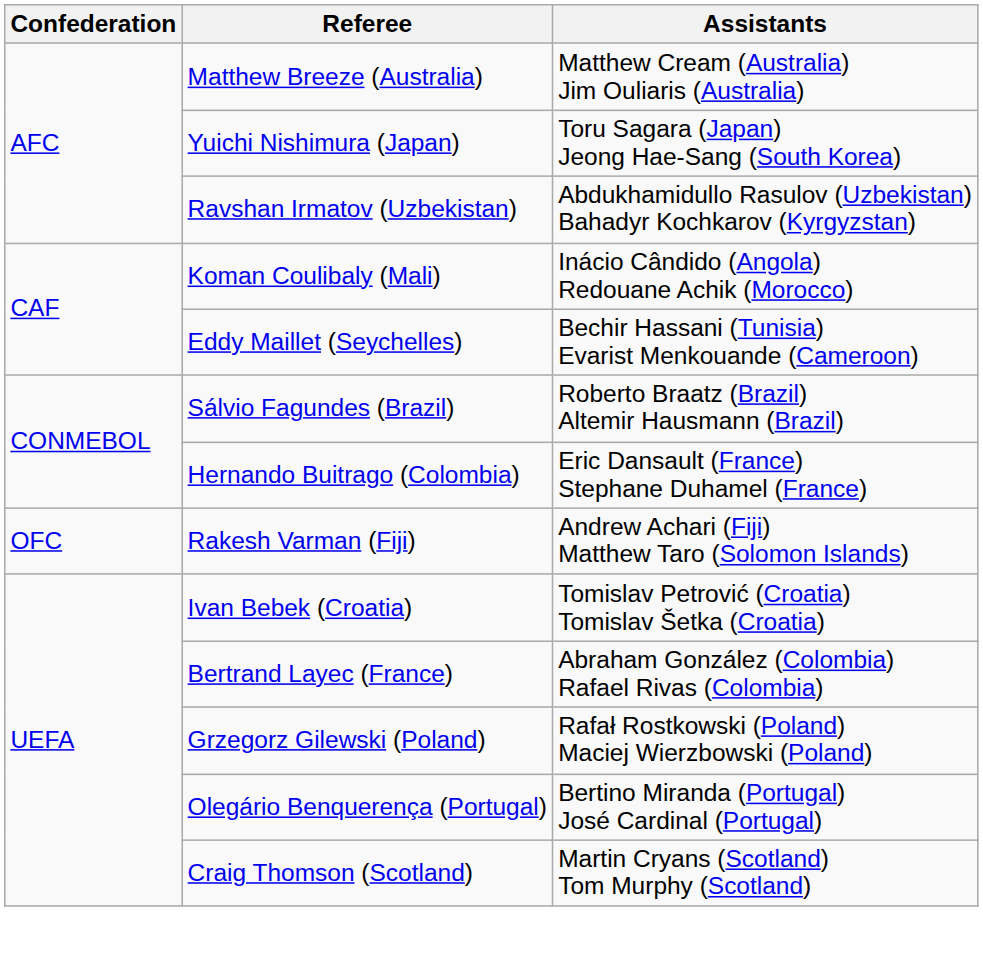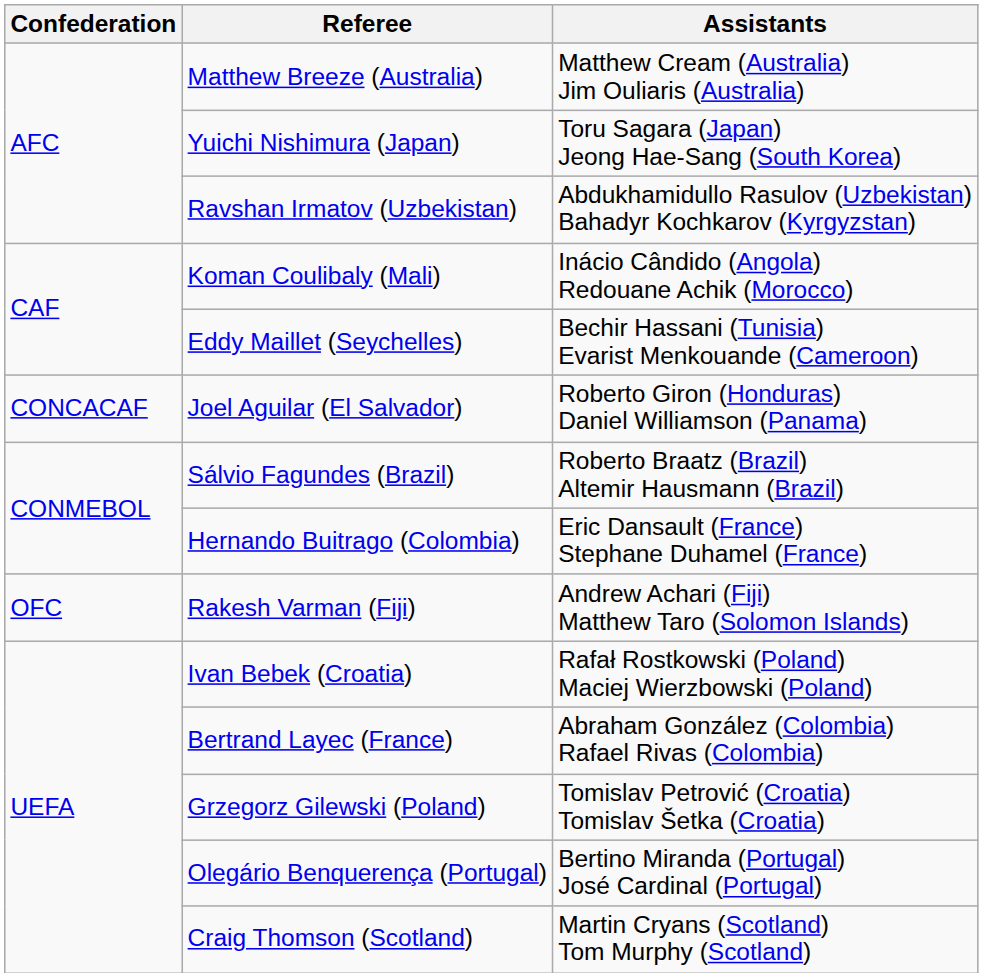+ row: (325, 408)
(704, 607) Tomislav Petrović (Croatia) Tomislav Šetka (Croatia) -> (715, 673) Rafał Rostkowski (Poland) Maciej Wierzbowski (Poland)
(715, 740) Rafał Rostkowski (Poland) Maciej Wierzbowski (Poland) -> (704, 806) Tomislav Petrović (Croatia) Tomislav Šetka (Croatia)
